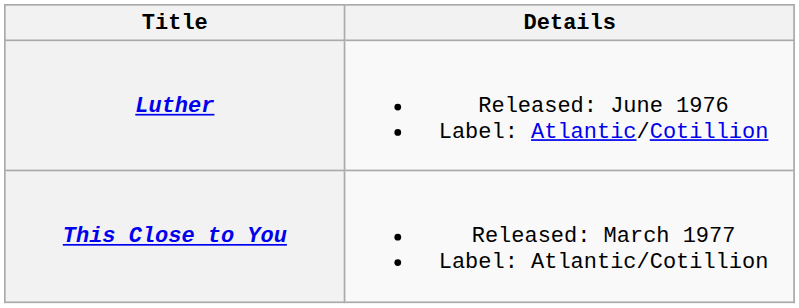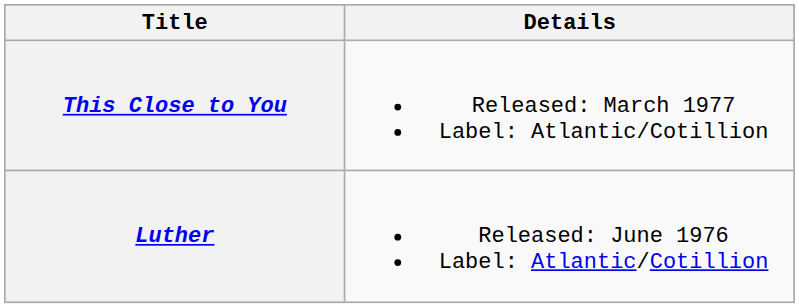rows swapped: (175, 106) <-> (175, 236)
